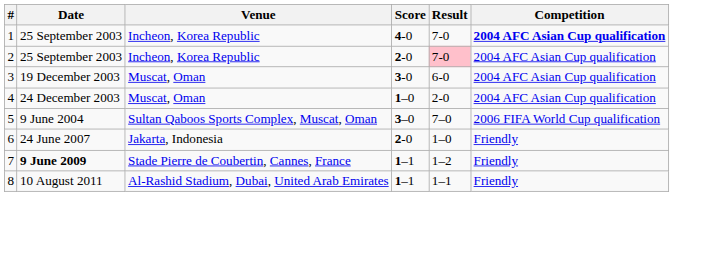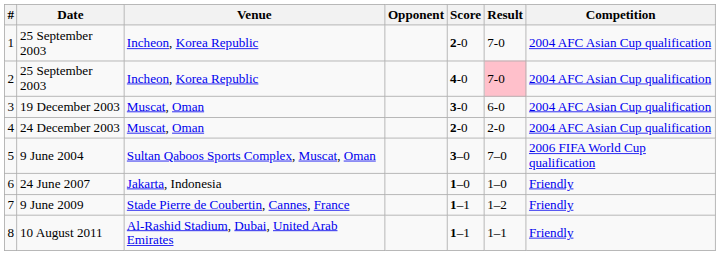+ column: (416, 14)
(403, 35) 4-0 -> (459, 43) 2-0
(569, 35) bold -> (620, 43) normal
(403, 56) 2-0 -> (459, 78) 4-0
(405, 98) 1–0 -> (459, 127) 2-0
(403, 139) 2-0 -> (460, 184) 1–0
(53, 160) bold -> (52, 204) normal
